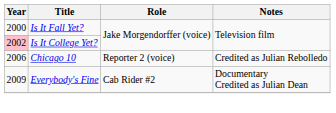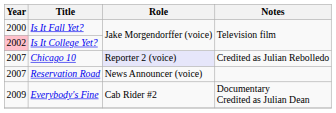(16, 58) 2006 -> (16, 58) 2007
(139, 58) no background -> (141, 58) lavender background
+ row: (65, 74)
